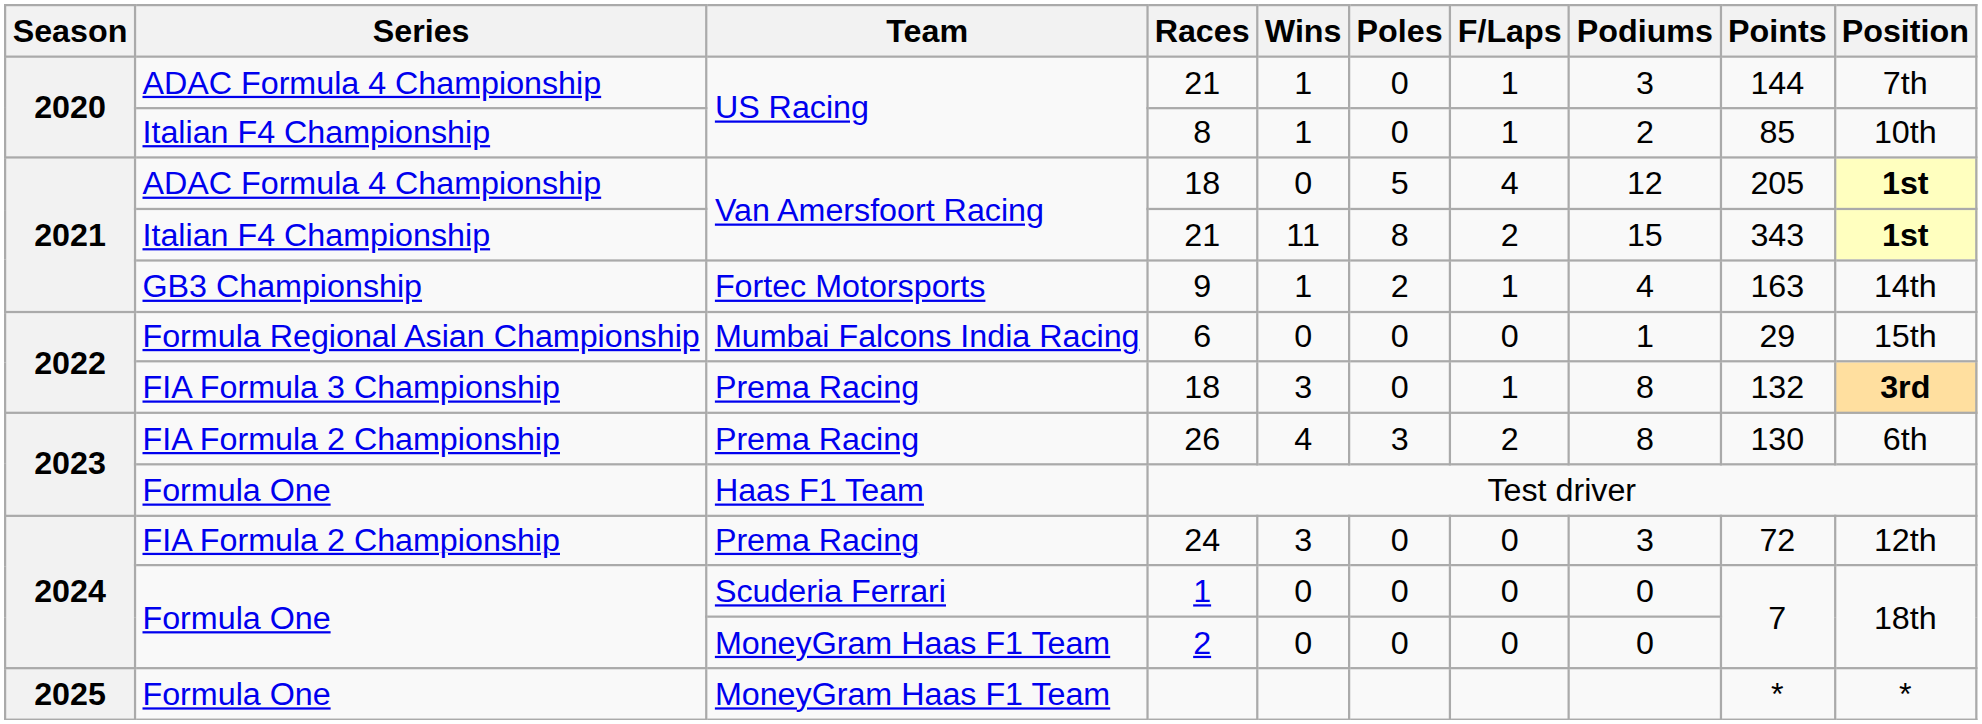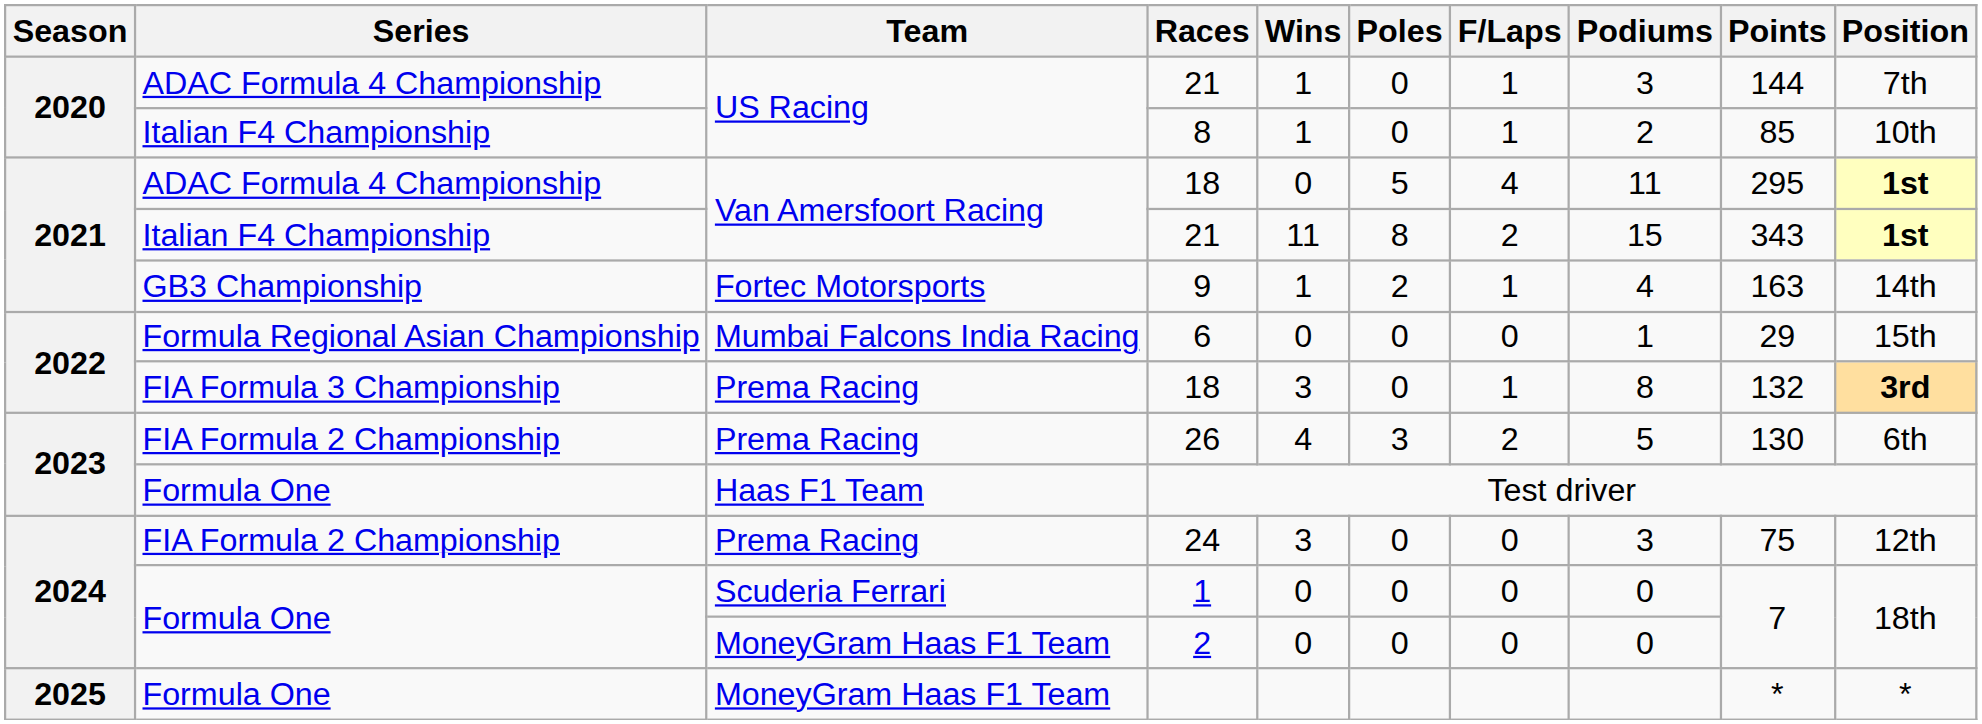(1645, 184) 12 -> (1645, 184) 11
(1777, 184) 205 -> (1777, 184) 295
(1645, 439) 8 -> (1645, 439) 5
(1777, 541) 72 -> (1777, 541) 75
